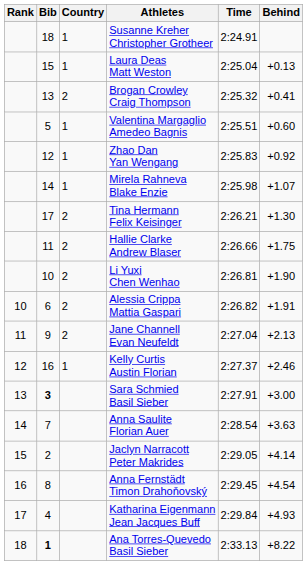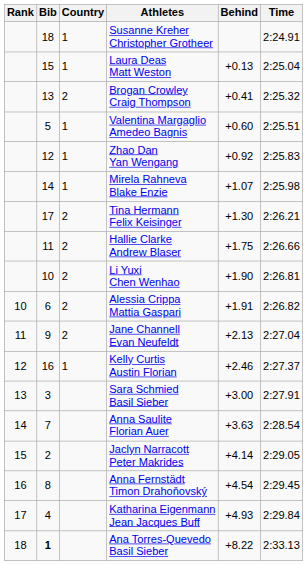columns swapped: (239, 13) <-> (281, 13)
(48, 396) bold -> (48, 396) normal
